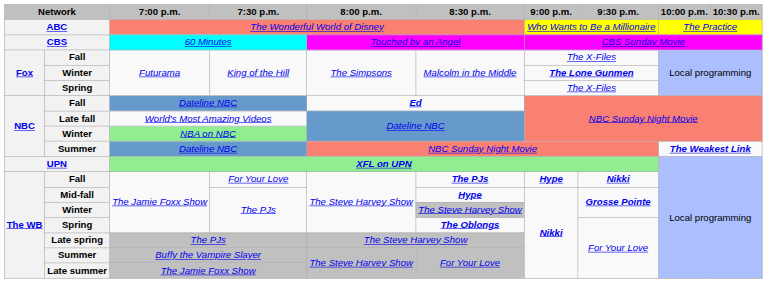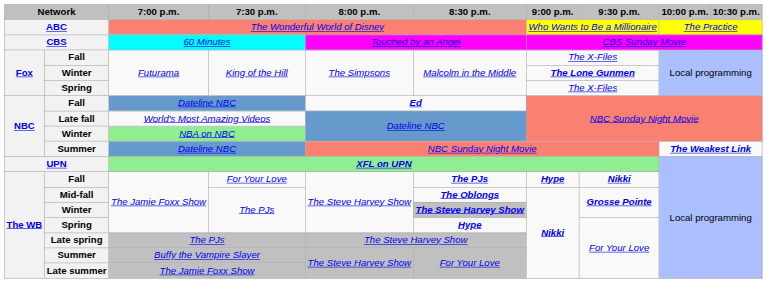(470, 194) Hype -> (470, 194) The Oblongs
(470, 210) normal -> (470, 210) bold
(470, 225) The Oblongs -> (470, 225) Hype
